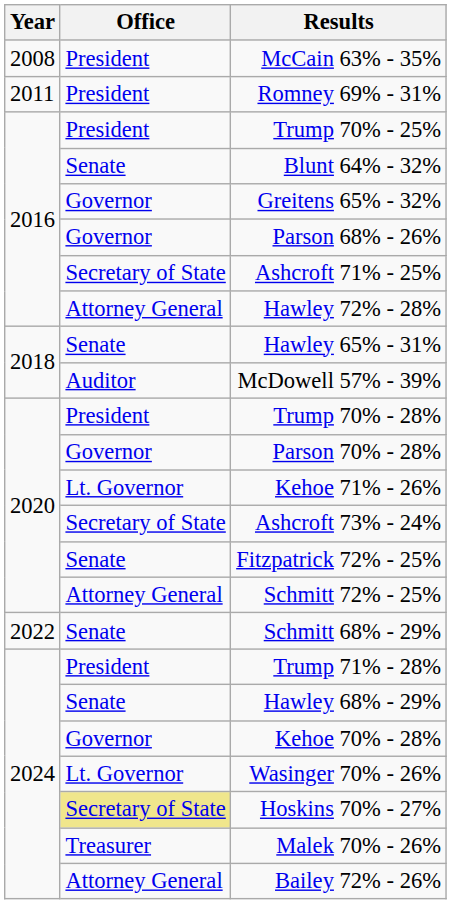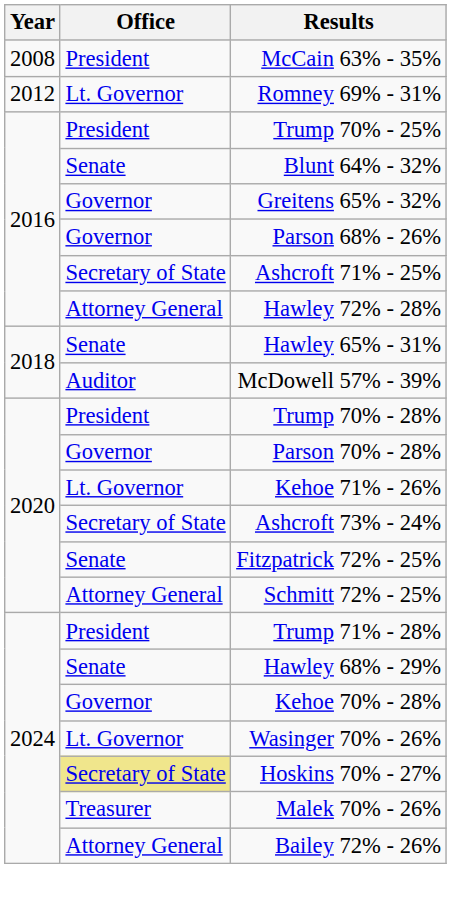(32, 93) 2011 -> (32, 93) 2012
(107, 93) President -> (124, 93) Lt. Governor
- row: (352, 630)
